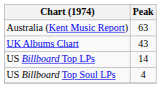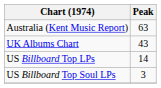(143, 75) 4 -> (143, 75) 3
